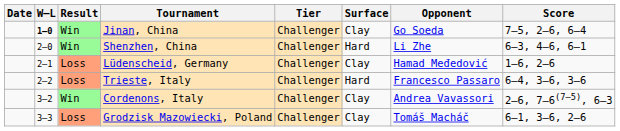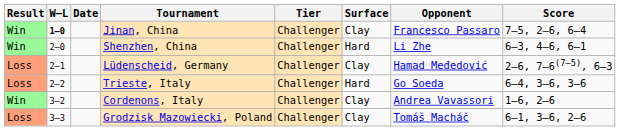columns swapped: (79, 13) <-> (19, 13)
(419, 30) Go Soeda -> (447, 30) Francesco Passaro
(530, 64) 1–6, 2–6 -> (559, 65) 2–6, 7–6(7–5), 6–3
(447, 81) Francesco Passaro -> (419, 83) Go Soeda
(559, 99) 2–6, 7–6(7–5), 6–3 -> (530, 100) 1–6, 2–6
